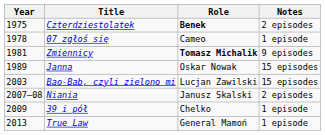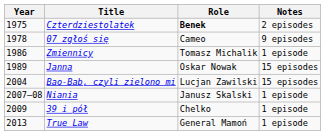(285, 39) 1 episode -> (287, 39) 9 episodes
(17, 53) 1981 -> (17, 53) 1986
(219, 53) bold -> (219, 53) normal
(287, 53) 9 episodes -> (285, 53) 1 episode
(17, 81) 2003 -> (17, 81) 2004
(287, 95) 2 episodes -> (285, 95) 1 episode
